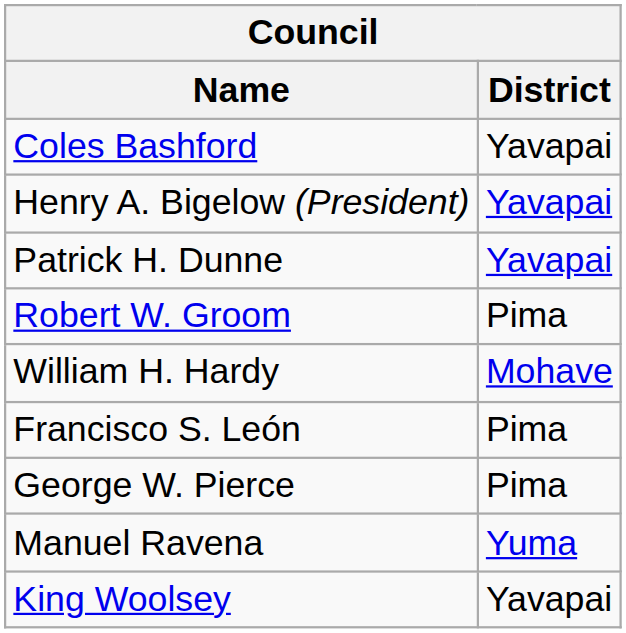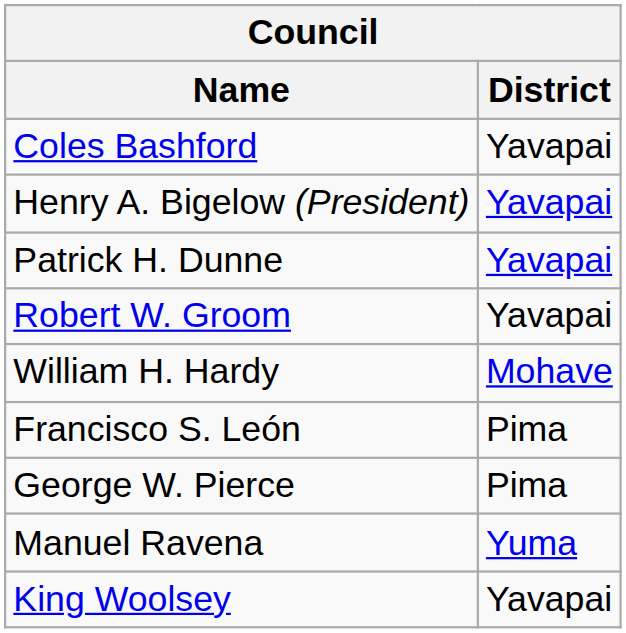(527, 315) Pima -> (549, 315) Yavapai
